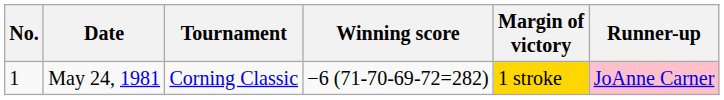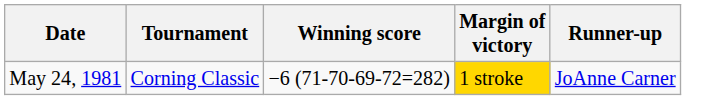- column: (24, 33)
(654, 78) pink background -> (615, 78) no background
